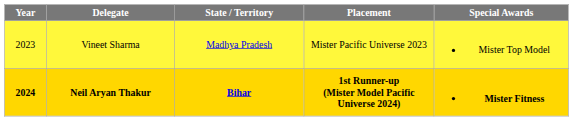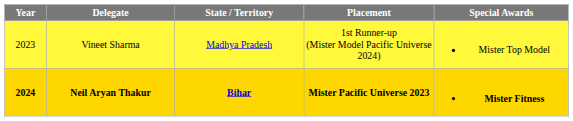(369, 44) Mister Pacific Universe 2023 -> (369, 44) 1st Runner-up (Mister Model Pacific Universe 2024)
(369, 92) 1st Runner-up (Mister Model Pacific Universe 2024) -> (369, 92) Mister Pacific Universe 2023
